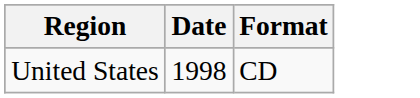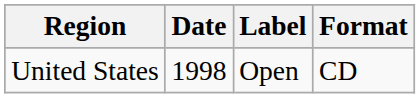+ column: (273, 26)
